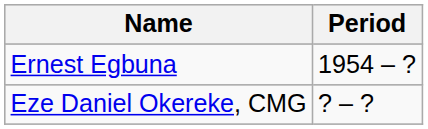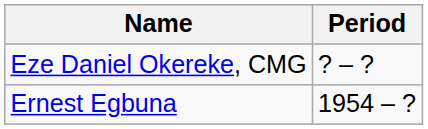rows swapped: (94, 64) <-> (159, 104)
